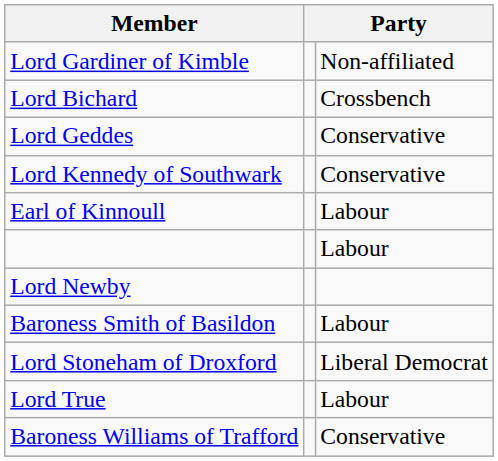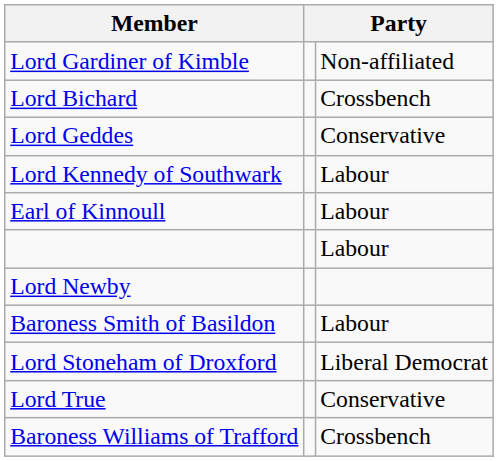(383, 173) Conservative -> (354, 173) Labour
(354, 398) Labour -> (383, 398) Conservative
(383, 436) Conservative -> (376, 436) Crossbench
